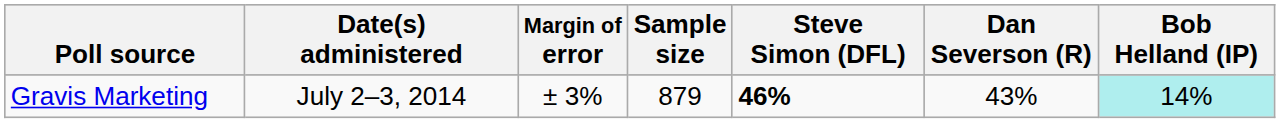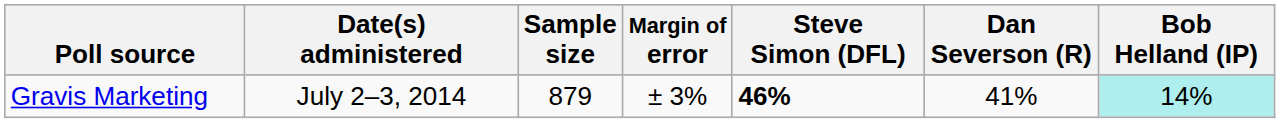columns swapped: (680, 39) <-> (573, 41)
(1011, 95) 43% -> (1011, 95) 41%
